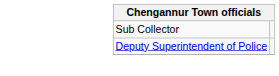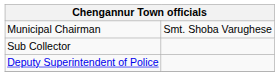+ row: (54, 29)
